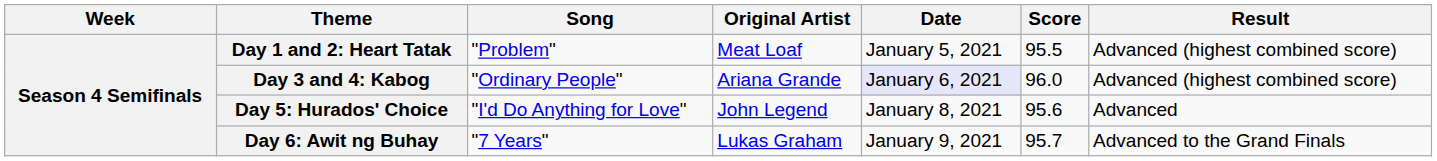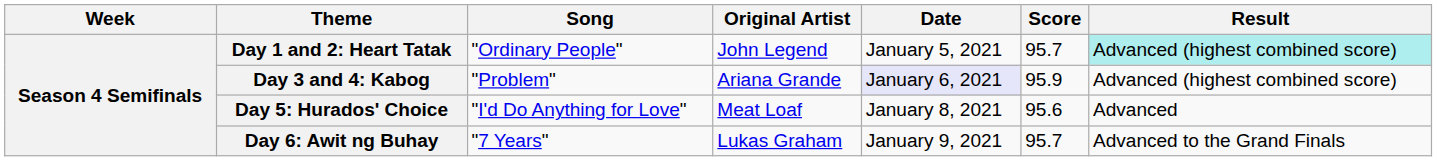(514, 49) "Problem" -> (547, 49) "Ordinary People"
(760, 49) Meat Loaf -> (772, 49) John Legend
(1044, 49) 95.5 -> (1044, 49) 95.7
(1245, 49) no background -> (1245, 49) paleturquoise background
(547, 79) "Ordinary People" -> (514, 79) "Problem"
(1044, 79) 96.0 -> (1044, 79) 95.9
(772, 110) John Legend -> (760, 110) Meat Loaf
